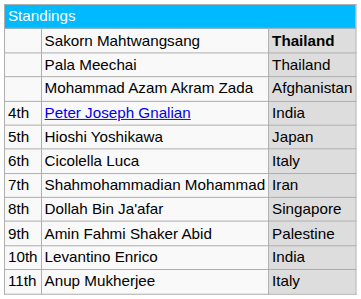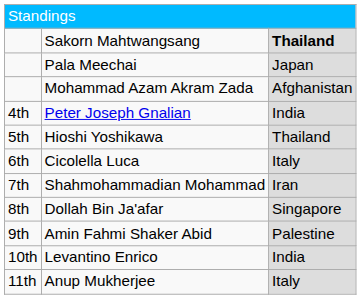(301, 64) Thailand -> (293, 64) Japan
(293, 137) Japan -> (301, 137) Thailand
